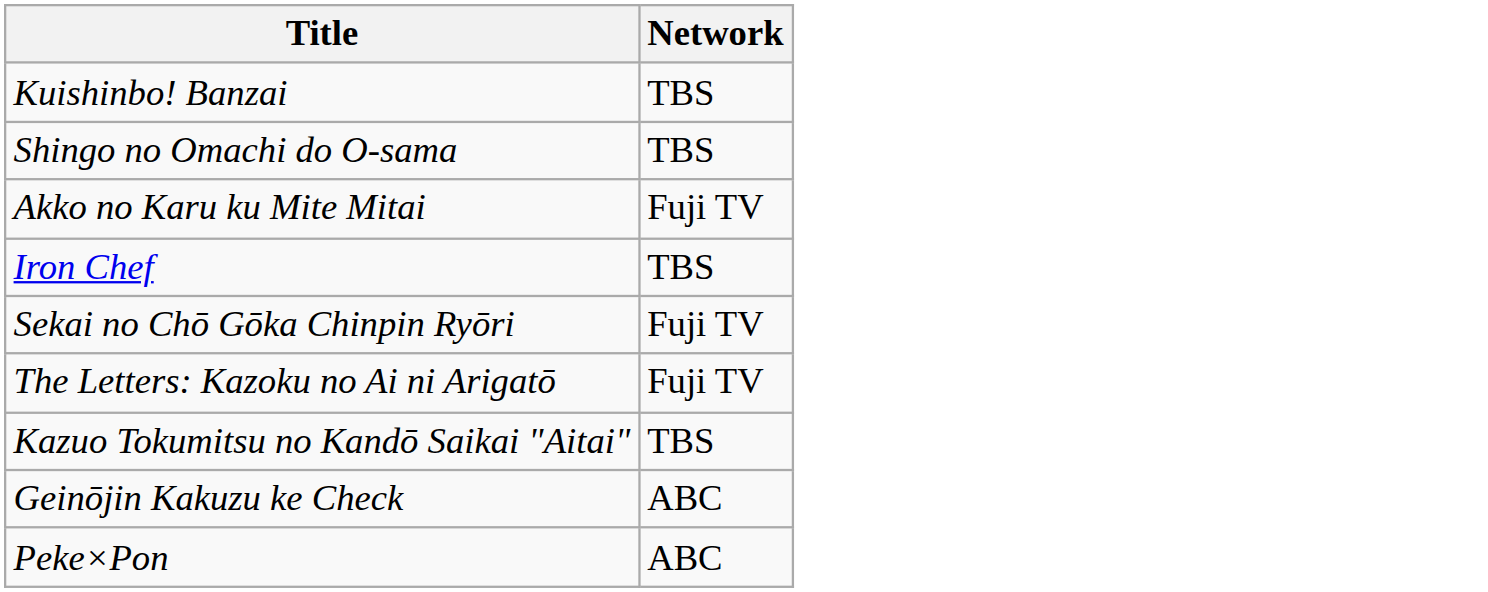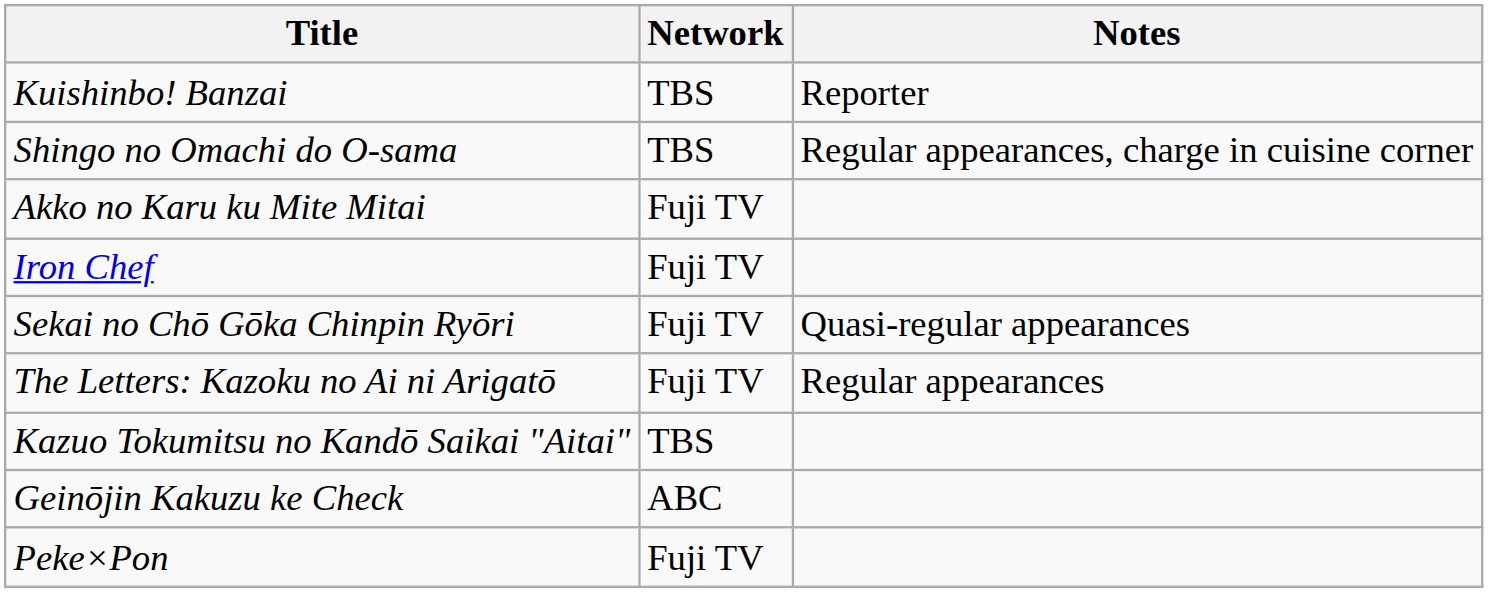+ column: (1137, 33)
(681, 265) TBS -> (705, 265) Fuji TV
(685, 556) ABC -> (705, 556) Fuji TV
